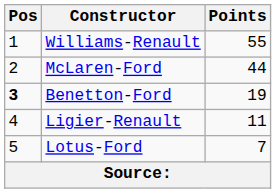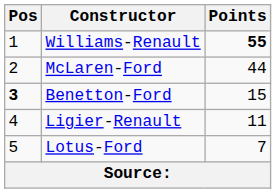(257, 44) normal -> (257, 44) bold
(257, 96) 19 -> (257, 96) 15
